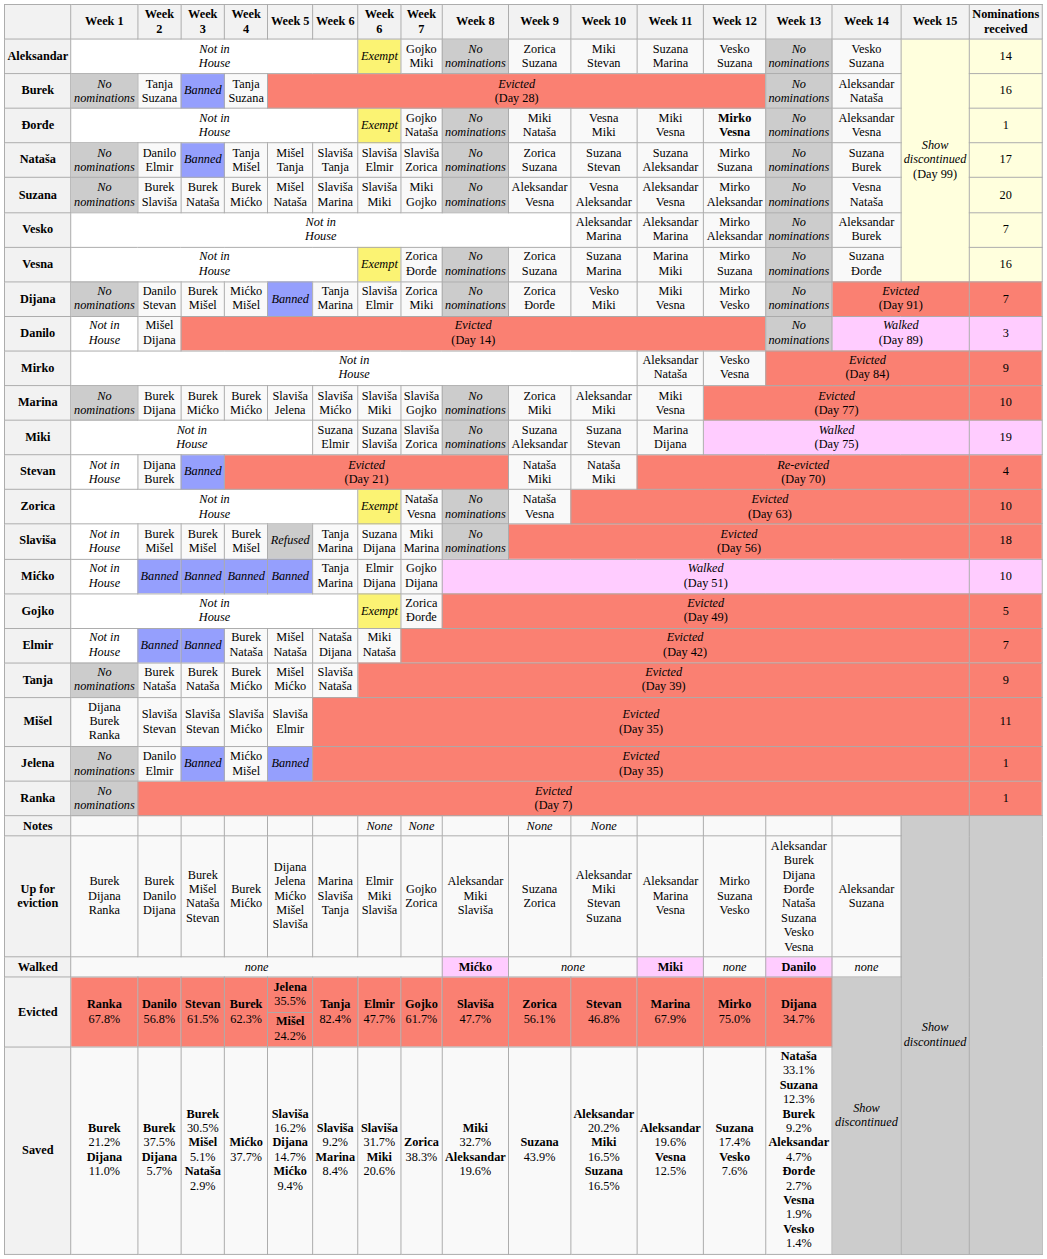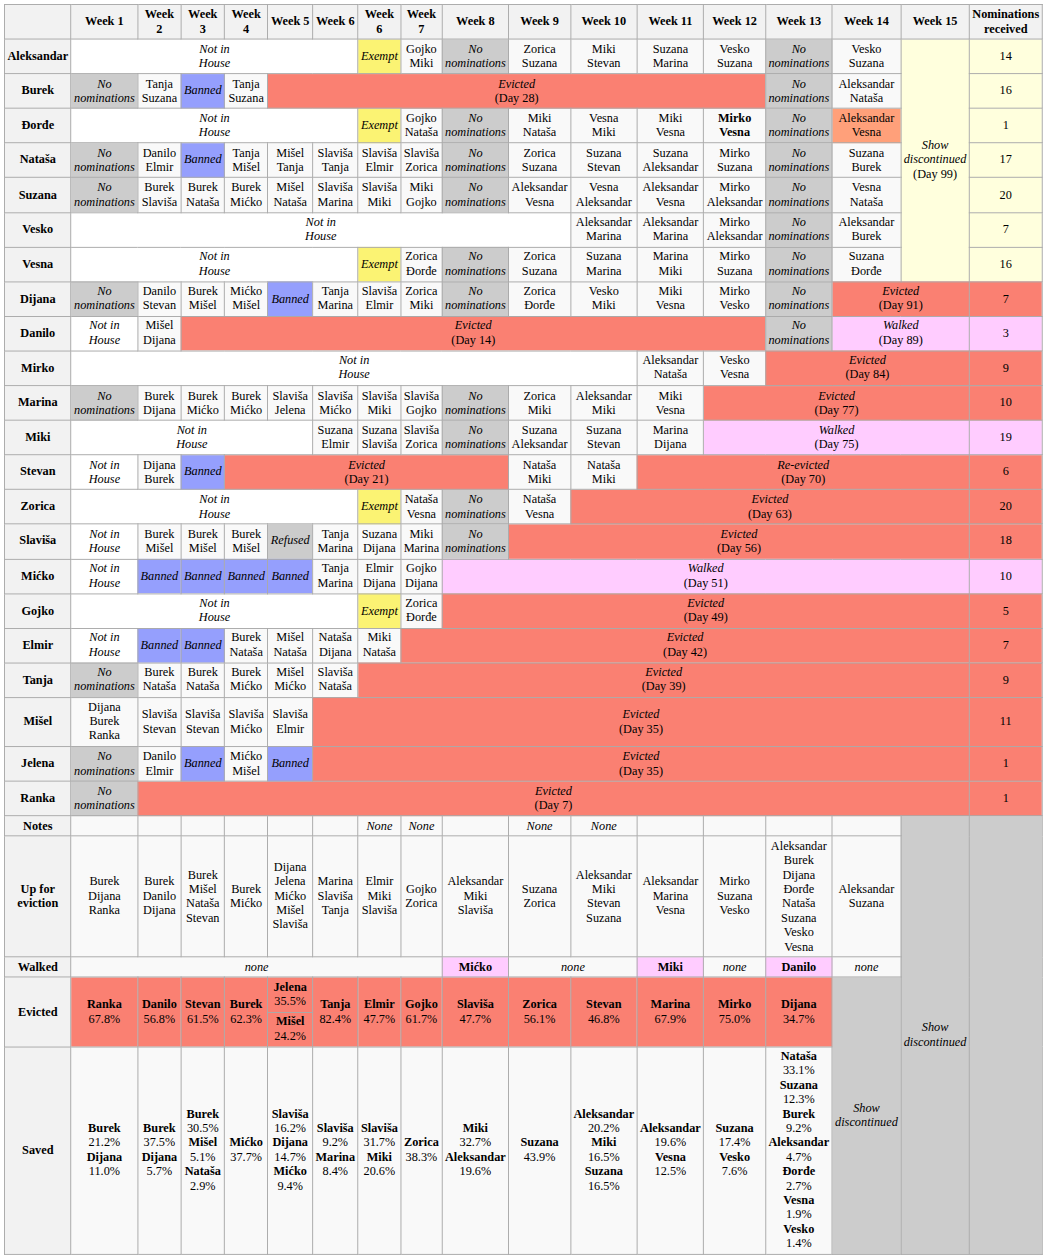(866, 125) no background -> (866, 125) lightsalmon background
(1006, 472) 4 -> (1006, 472) 6
(1006, 506) 10 -> (1006, 506) 20
